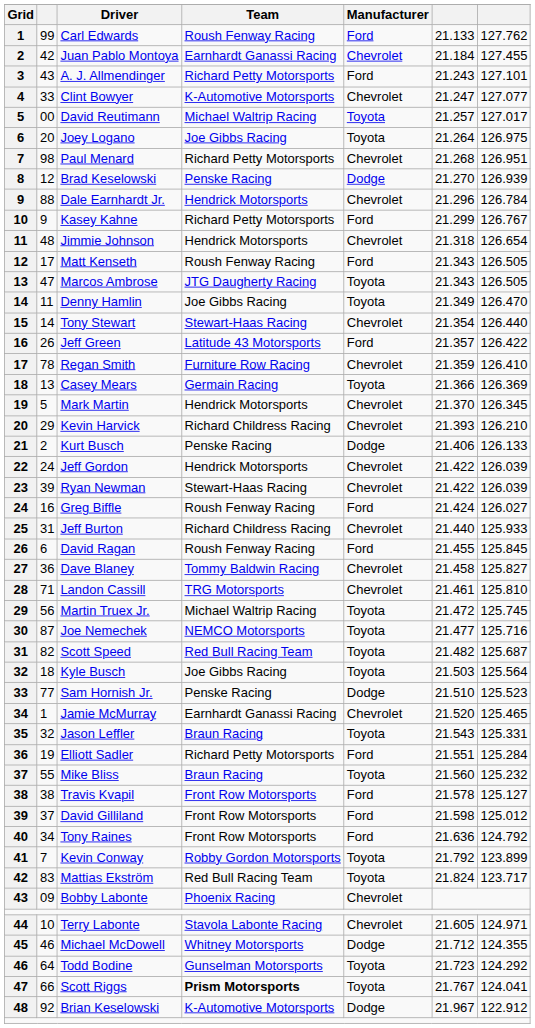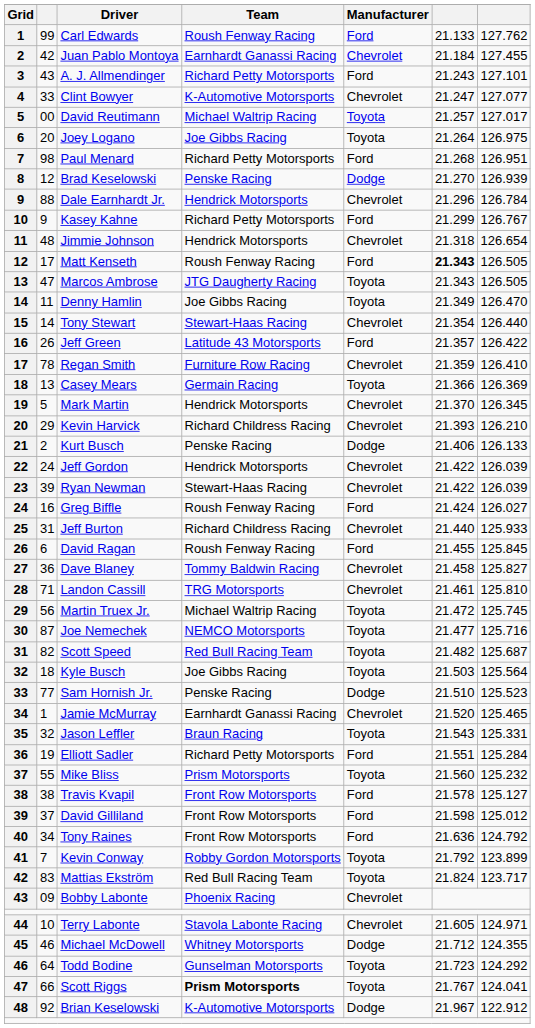(375, 158) Chevrolet -> (360, 158) Ford
(455, 261) normal -> (455, 261) bold
(224, 775) Braun Racing -> (237, 775) Prism Motorsports
